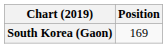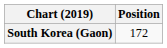(139, 33) 169 -> (139, 33) 172
